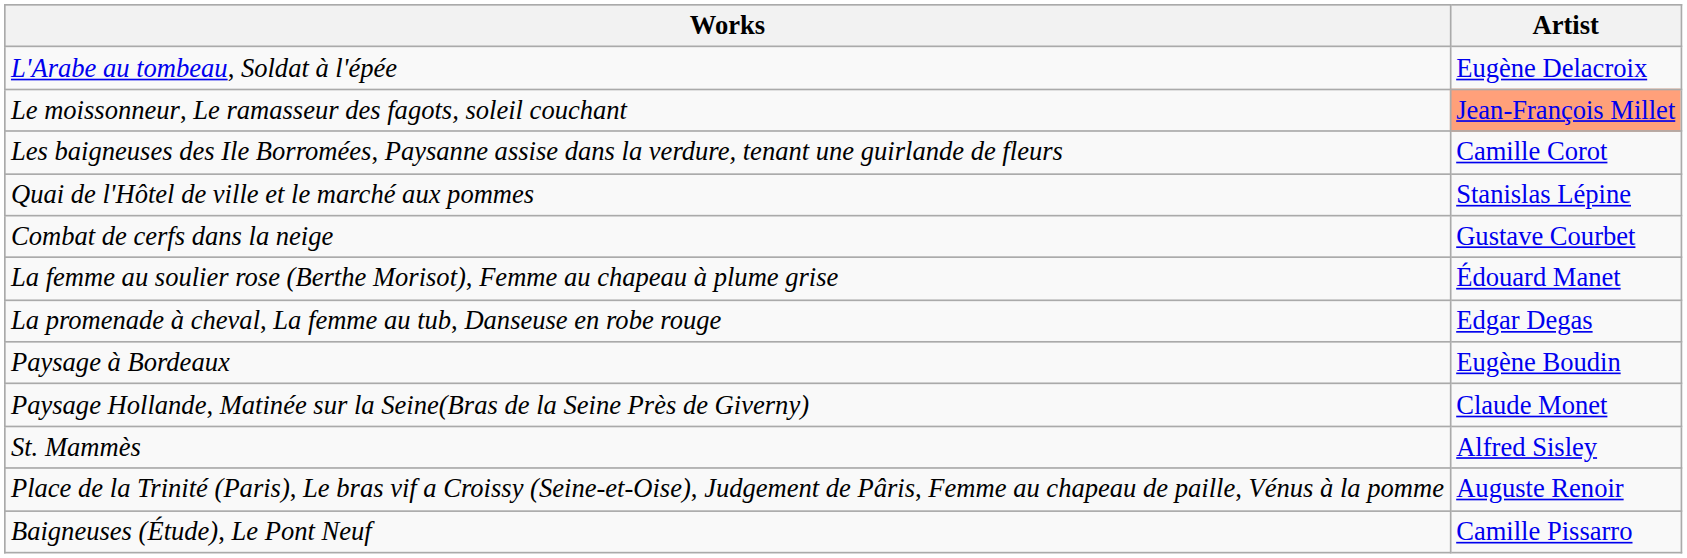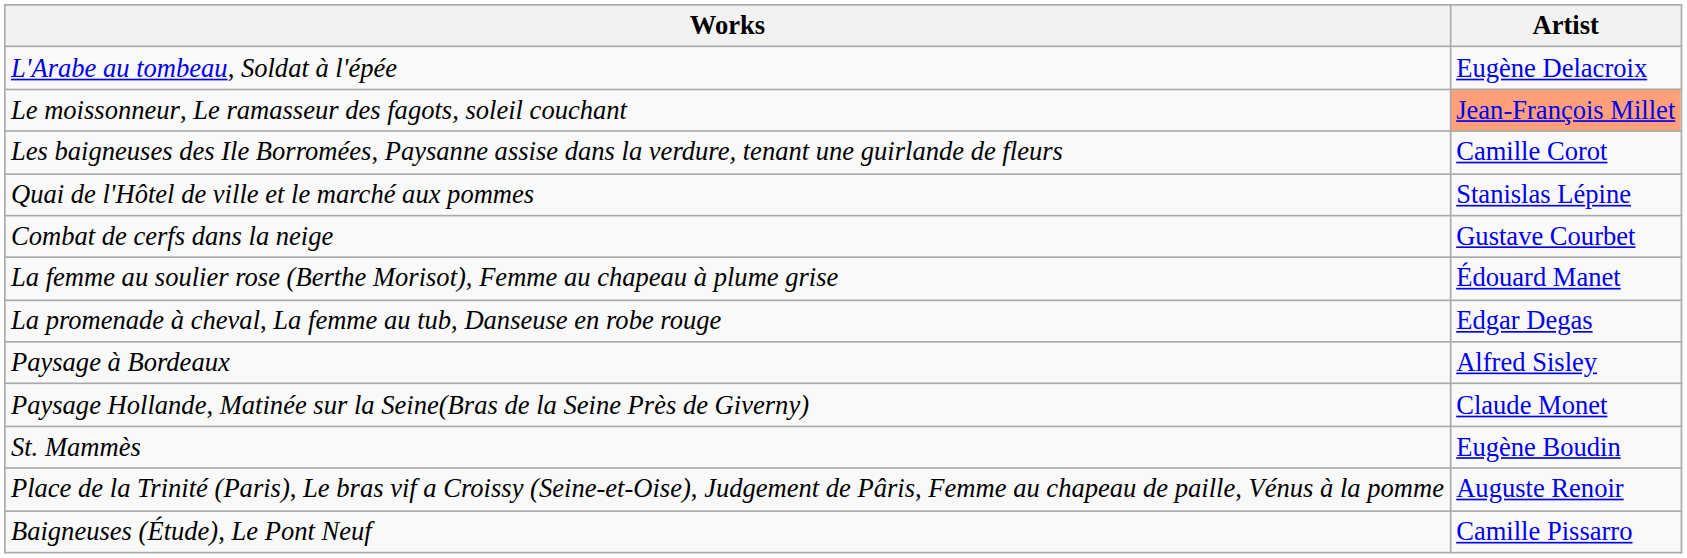(1538, 362) Eugène Boudin -> (1527, 362) Alfred Sisley
(1527, 446) Alfred Sisley -> (1538, 446) Eugène Boudin
